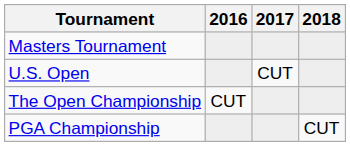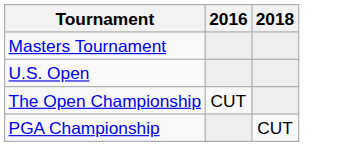- column: (275, 18)
